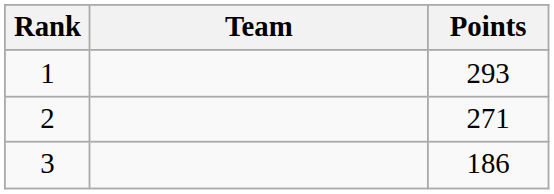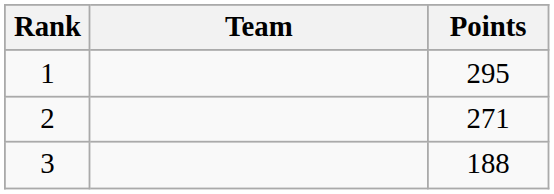(488, 73) 293 -> (488, 73) 295
(488, 164) 186 -> (488, 164) 188
